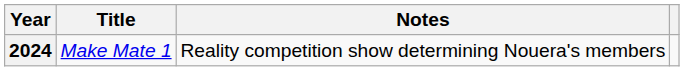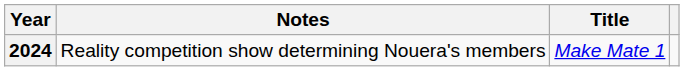columns swapped: (116, 19) <-> (423, 19)
